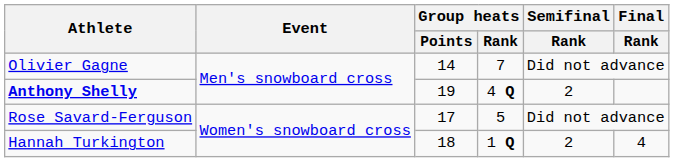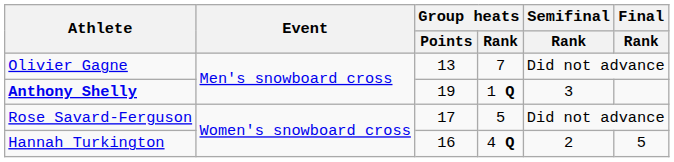(446, 66) 14 -> (446, 66) 13
(501, 92) 4 Q -> (501, 92) 1 Q
(569, 92) 2 -> (569, 92) 3
(446, 143) 18 -> (446, 143) 16
(501, 143) 1 Q -> (501, 143) 4 Q
(641, 143) 4 -> (641, 143) 5
